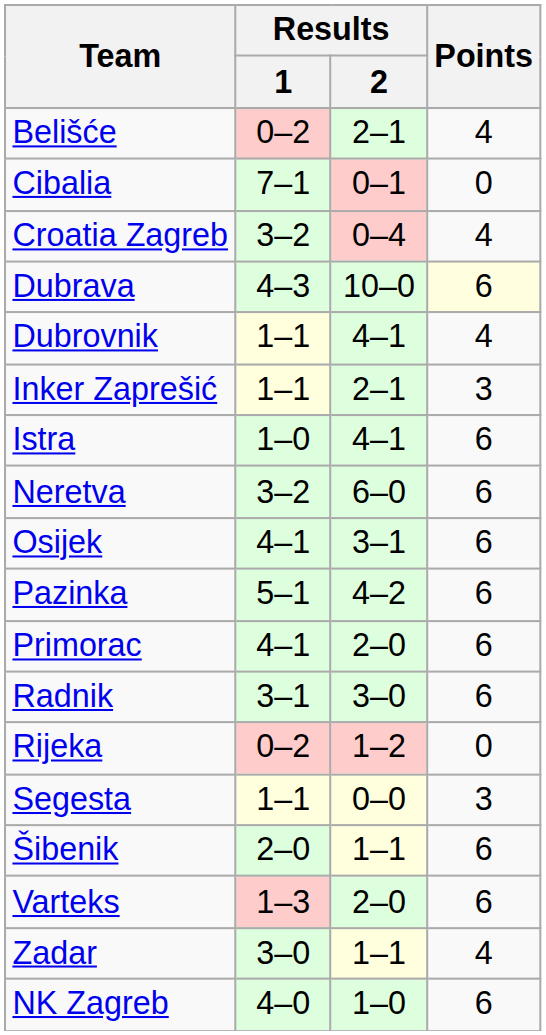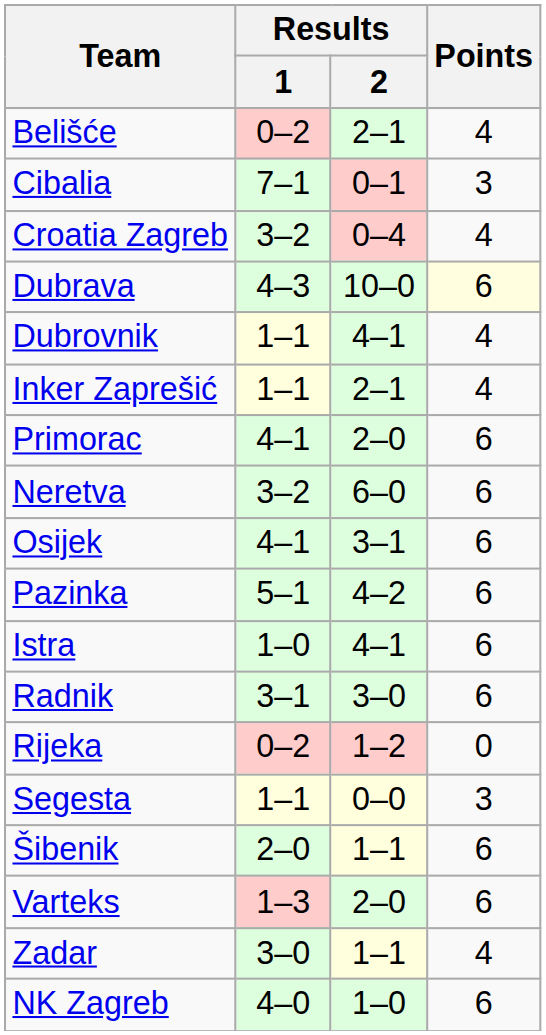(484, 183) 0 -> (484, 183) 3
(484, 388) 3 -> (484, 388) 4
rows swapped: (44, 440) <-> (77, 645)
